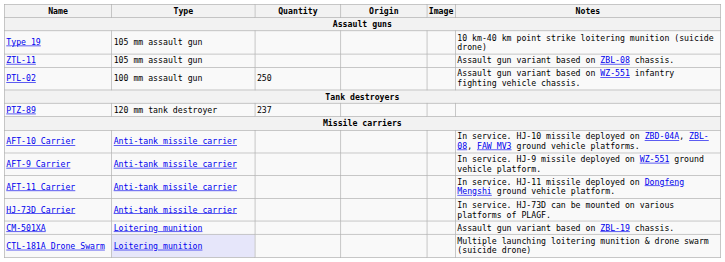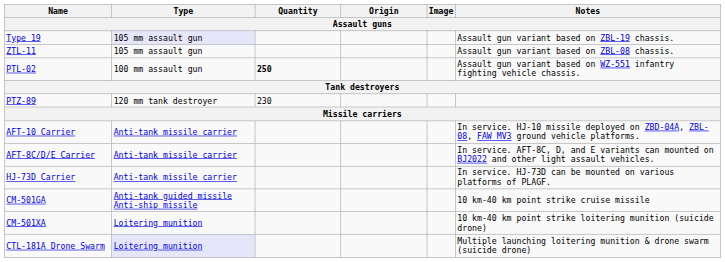(158, 42) no background -> (158, 38) lavender background
(585, 42) 10 km-40 km point strike loitering munition (suicide drone) -> (566, 38) Assault gun variant based on ZBL-19 chassis.
(264, 79) normal -> (264, 69) bold
(264, 110) 237 -> (264, 101) 230
- row: (38, 164)
+ row: (51, 155)
- row: (41, 187)
+ row: (26, 200)
(566, 228) Assault gun variant based on ZBL-19 chassis. -> (585, 223) 10 km-40 km point strike loitering munition (suicide drone)
